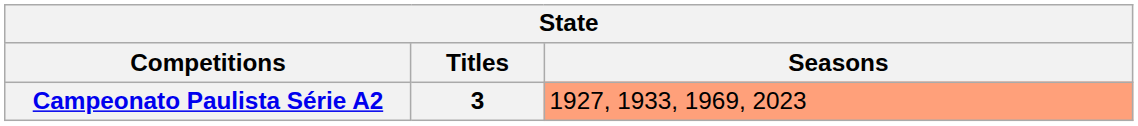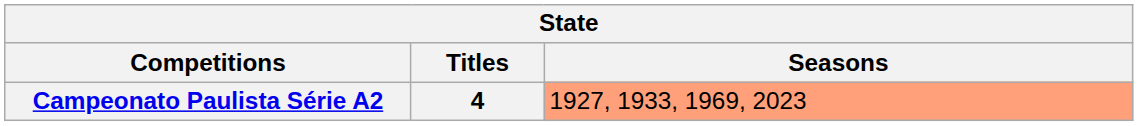(478, 100) 3 -> (478, 100) 4
